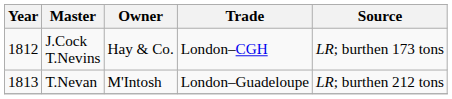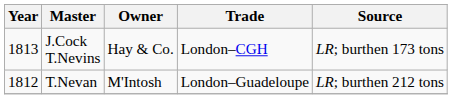(23, 49) 1812 -> (23, 49) 1813
(23, 81) 1813 -> (23, 81) 1812
